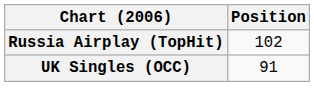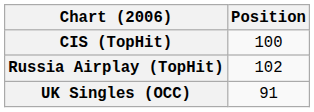+ row: (116, 43)
